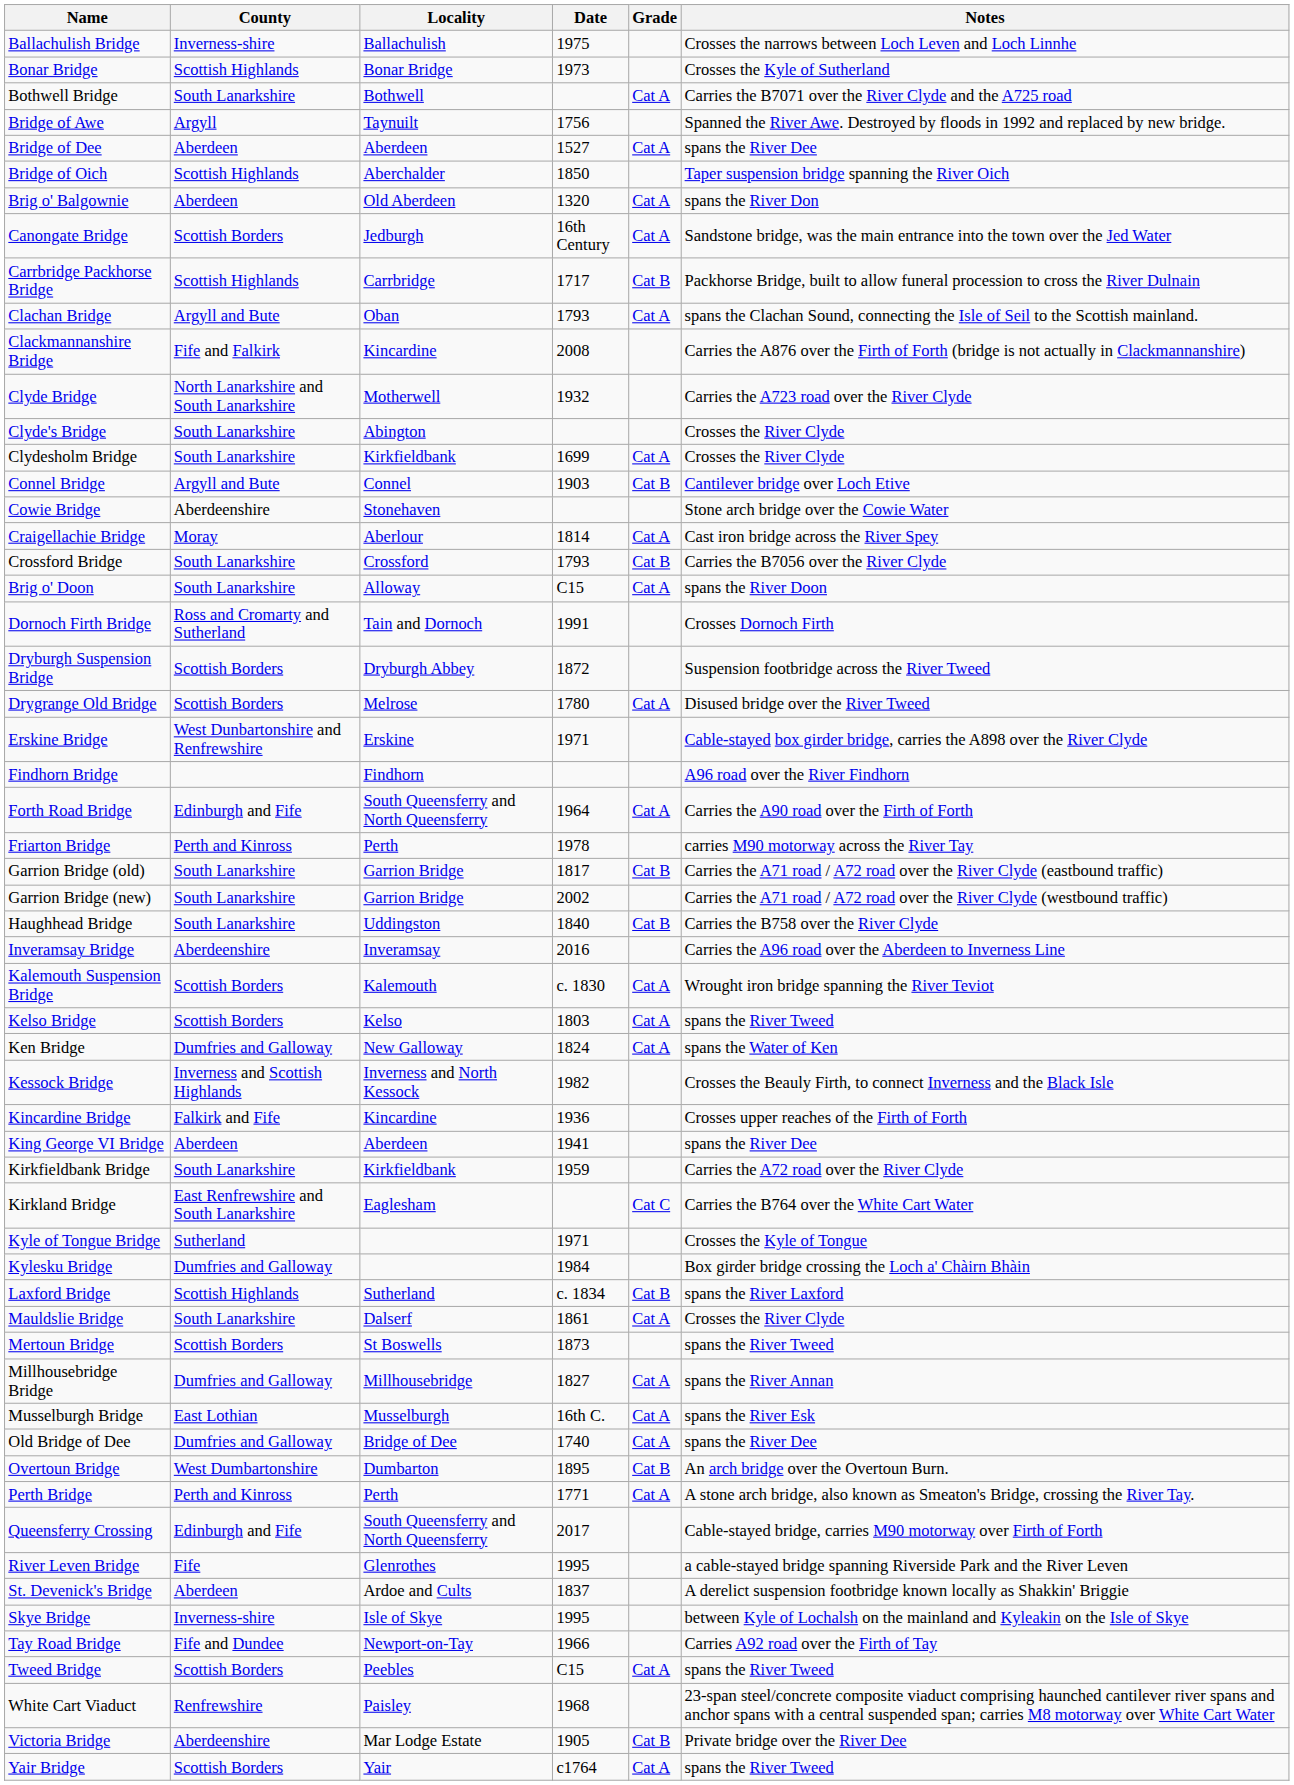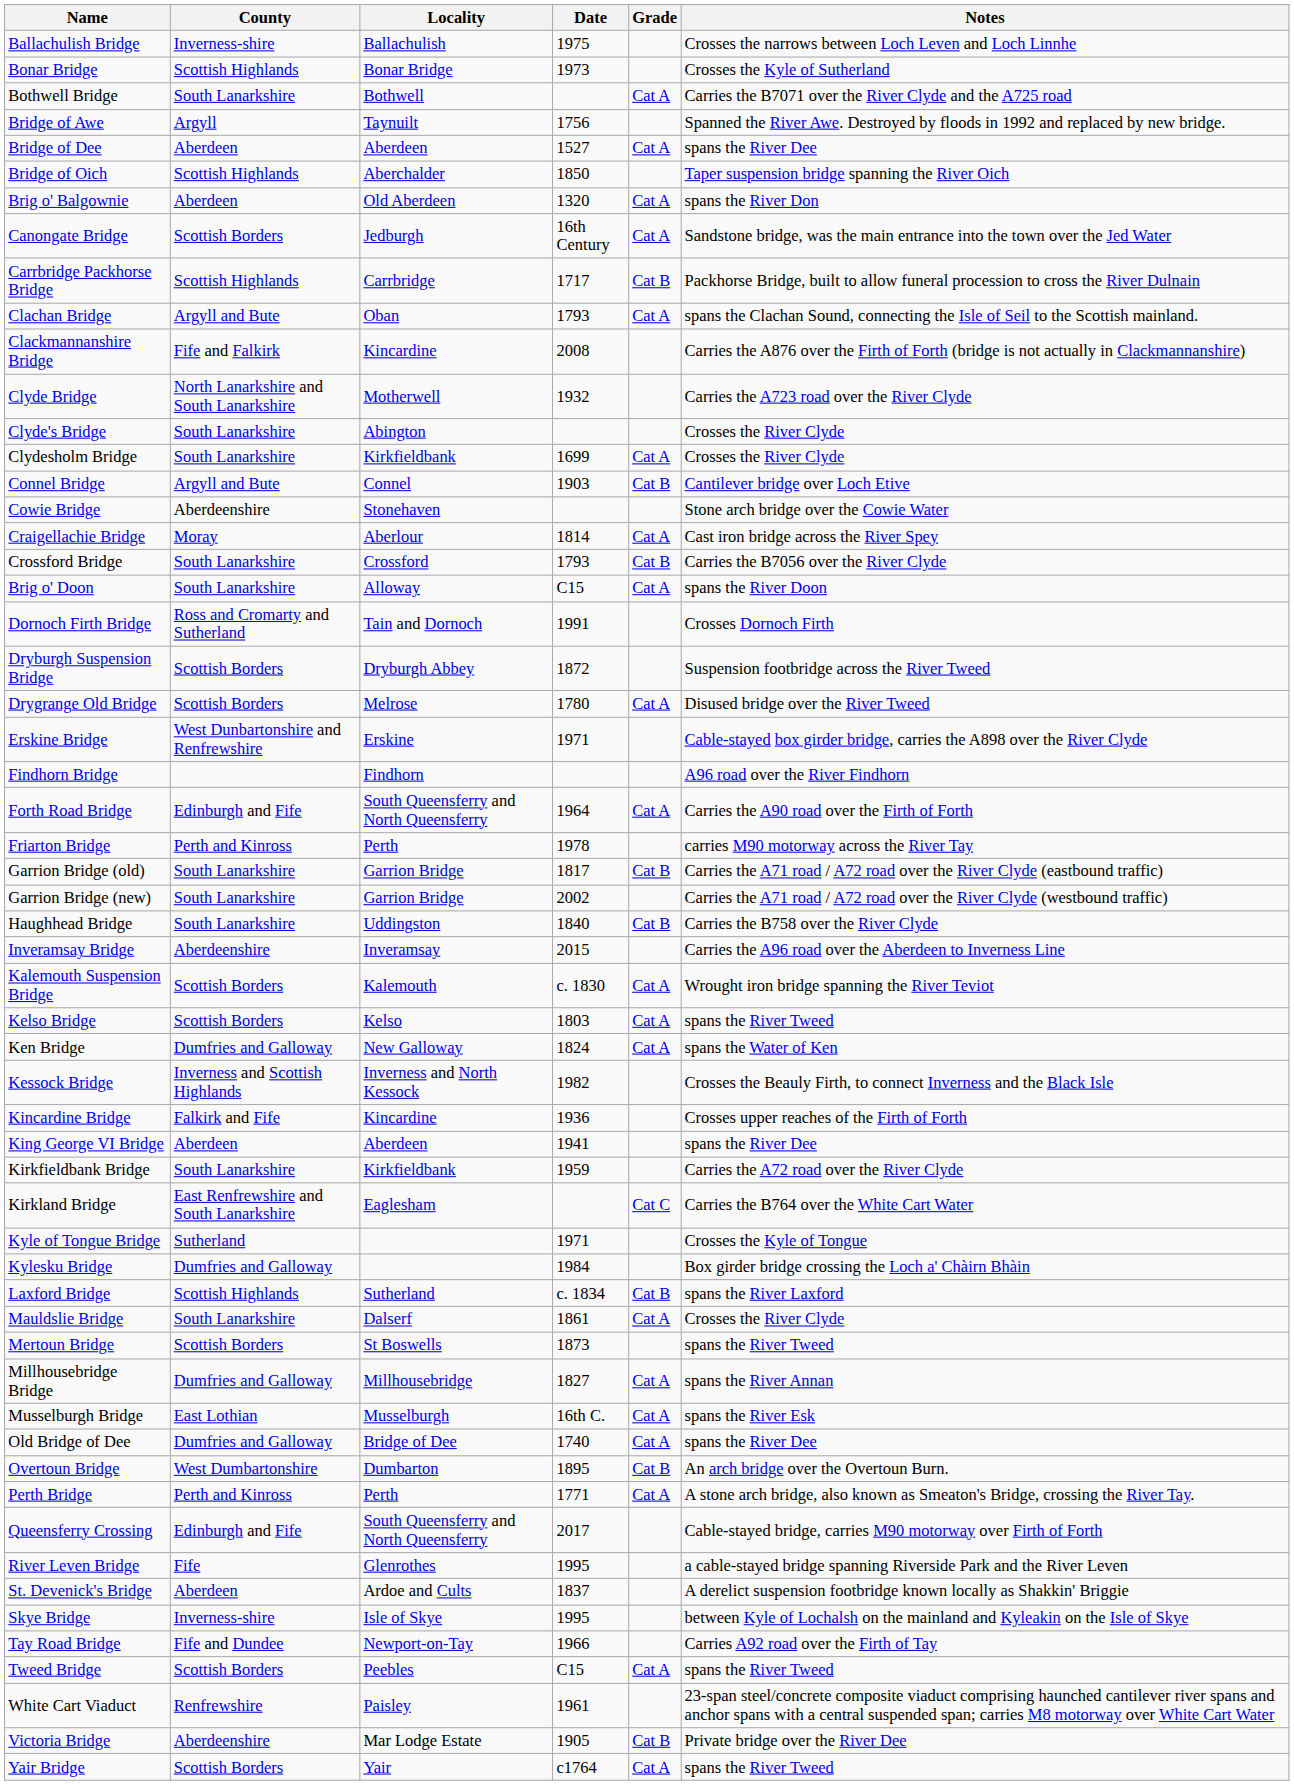(573, 949) 2016 -> (573, 949) 2015
(573, 1705) 1968 -> (573, 1705) 1961
